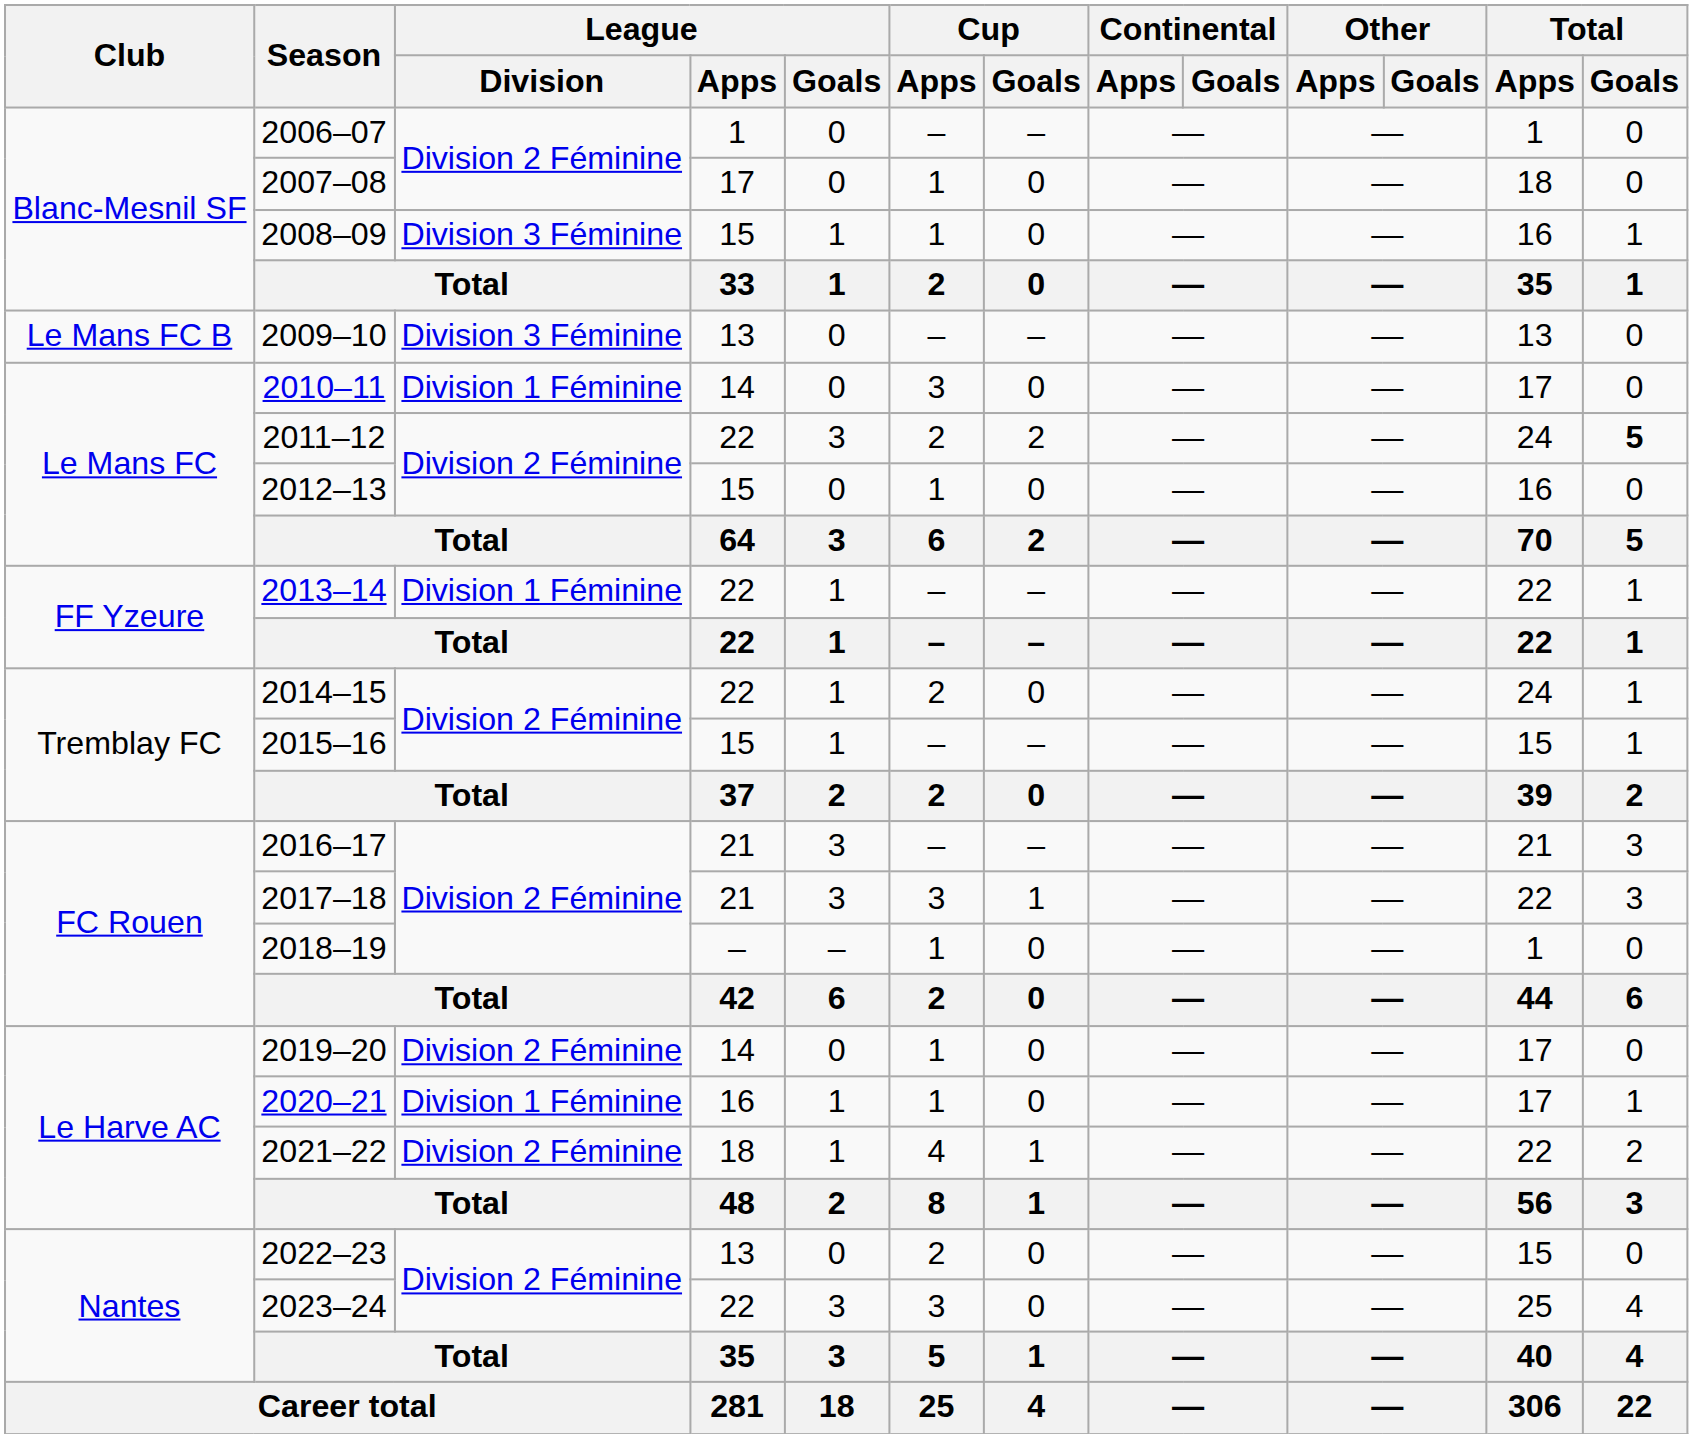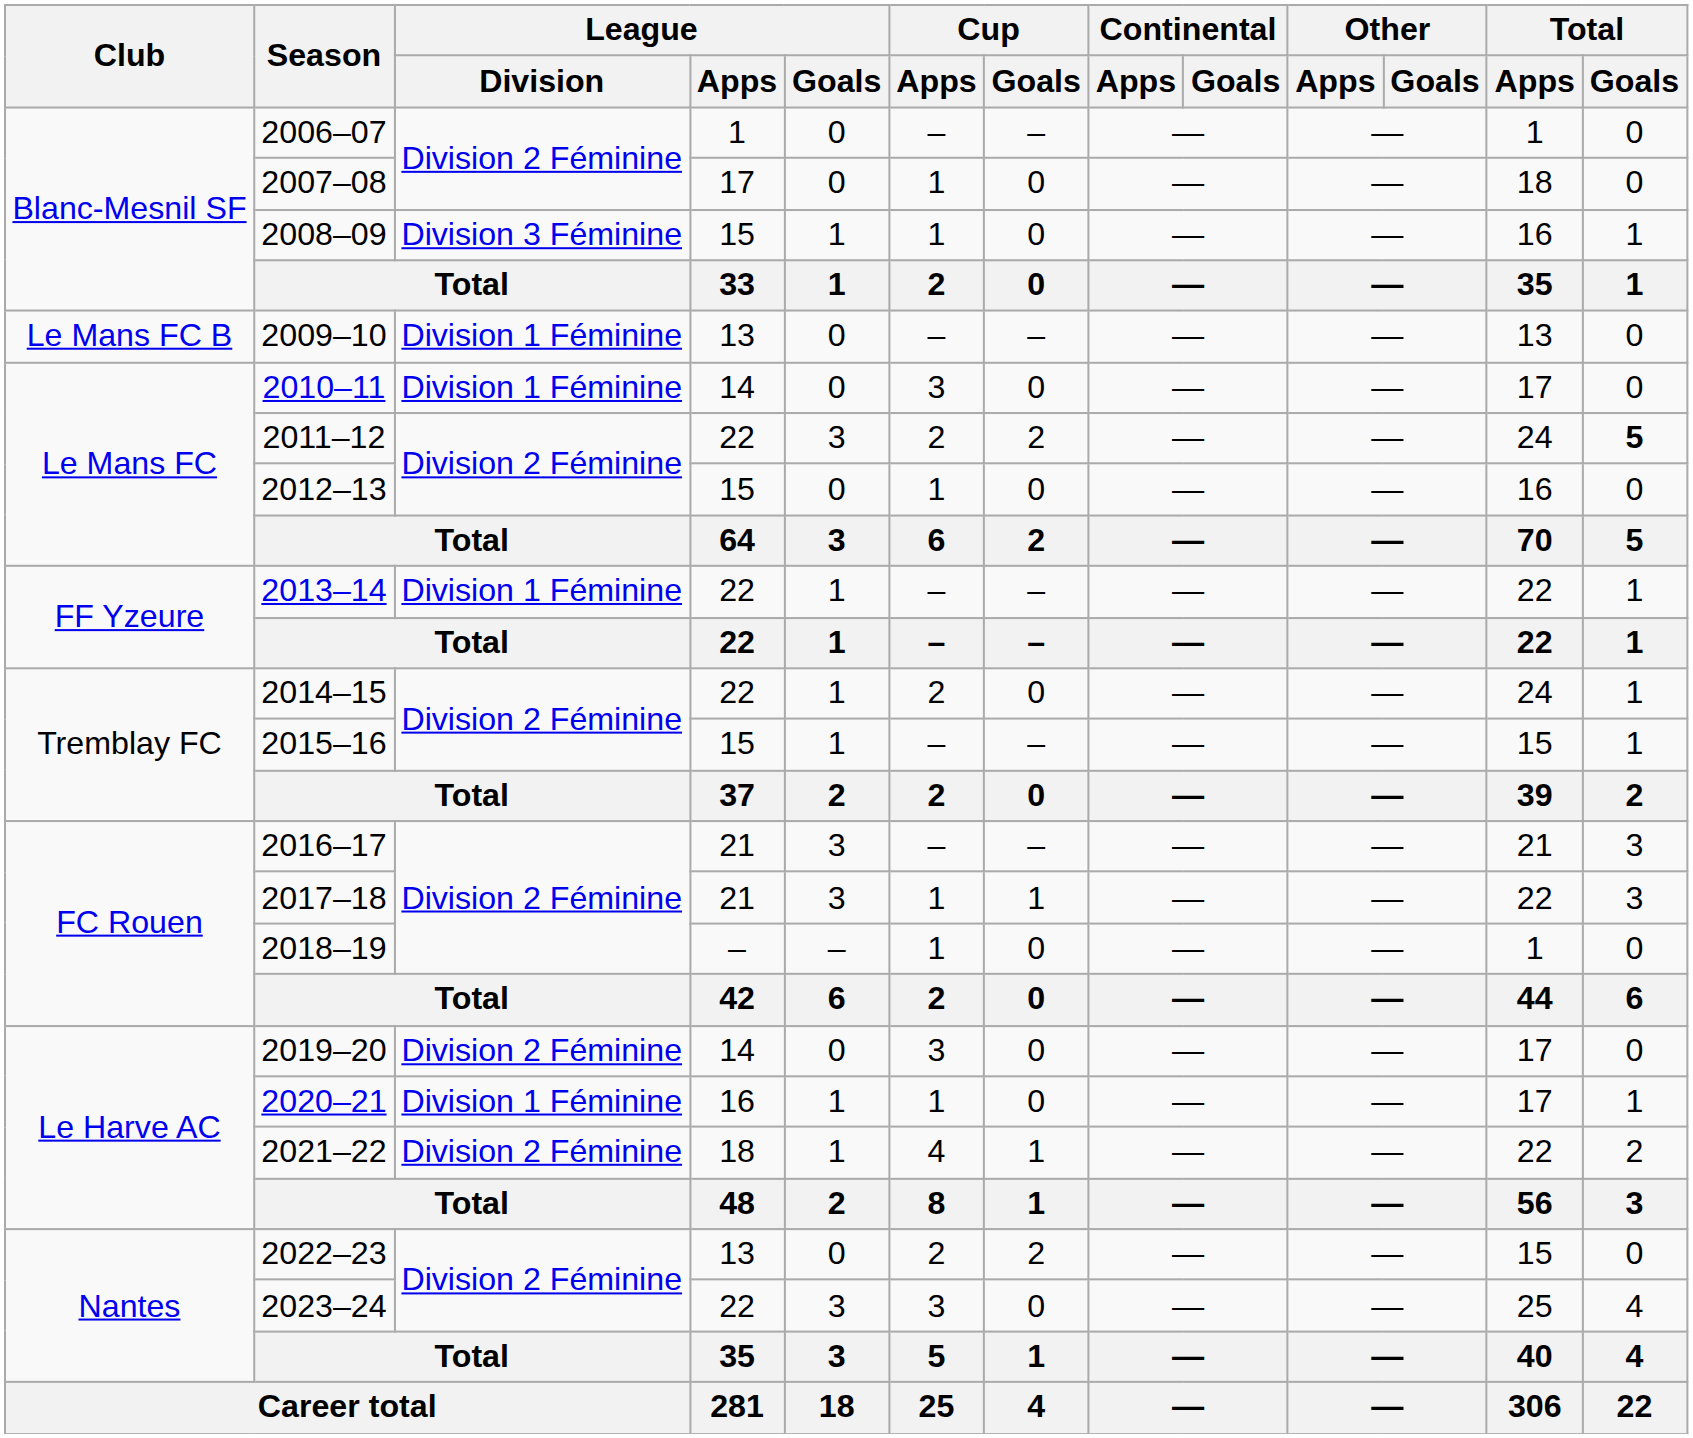(542, 336) Division 3 Féminine -> (542, 336) Division 1 Féminine
(936, 897) 3 -> (936, 897) 1
(936, 1050) 1 -> (936, 1050) 3
(1036, 1254) 0 -> (1036, 1254) 2
